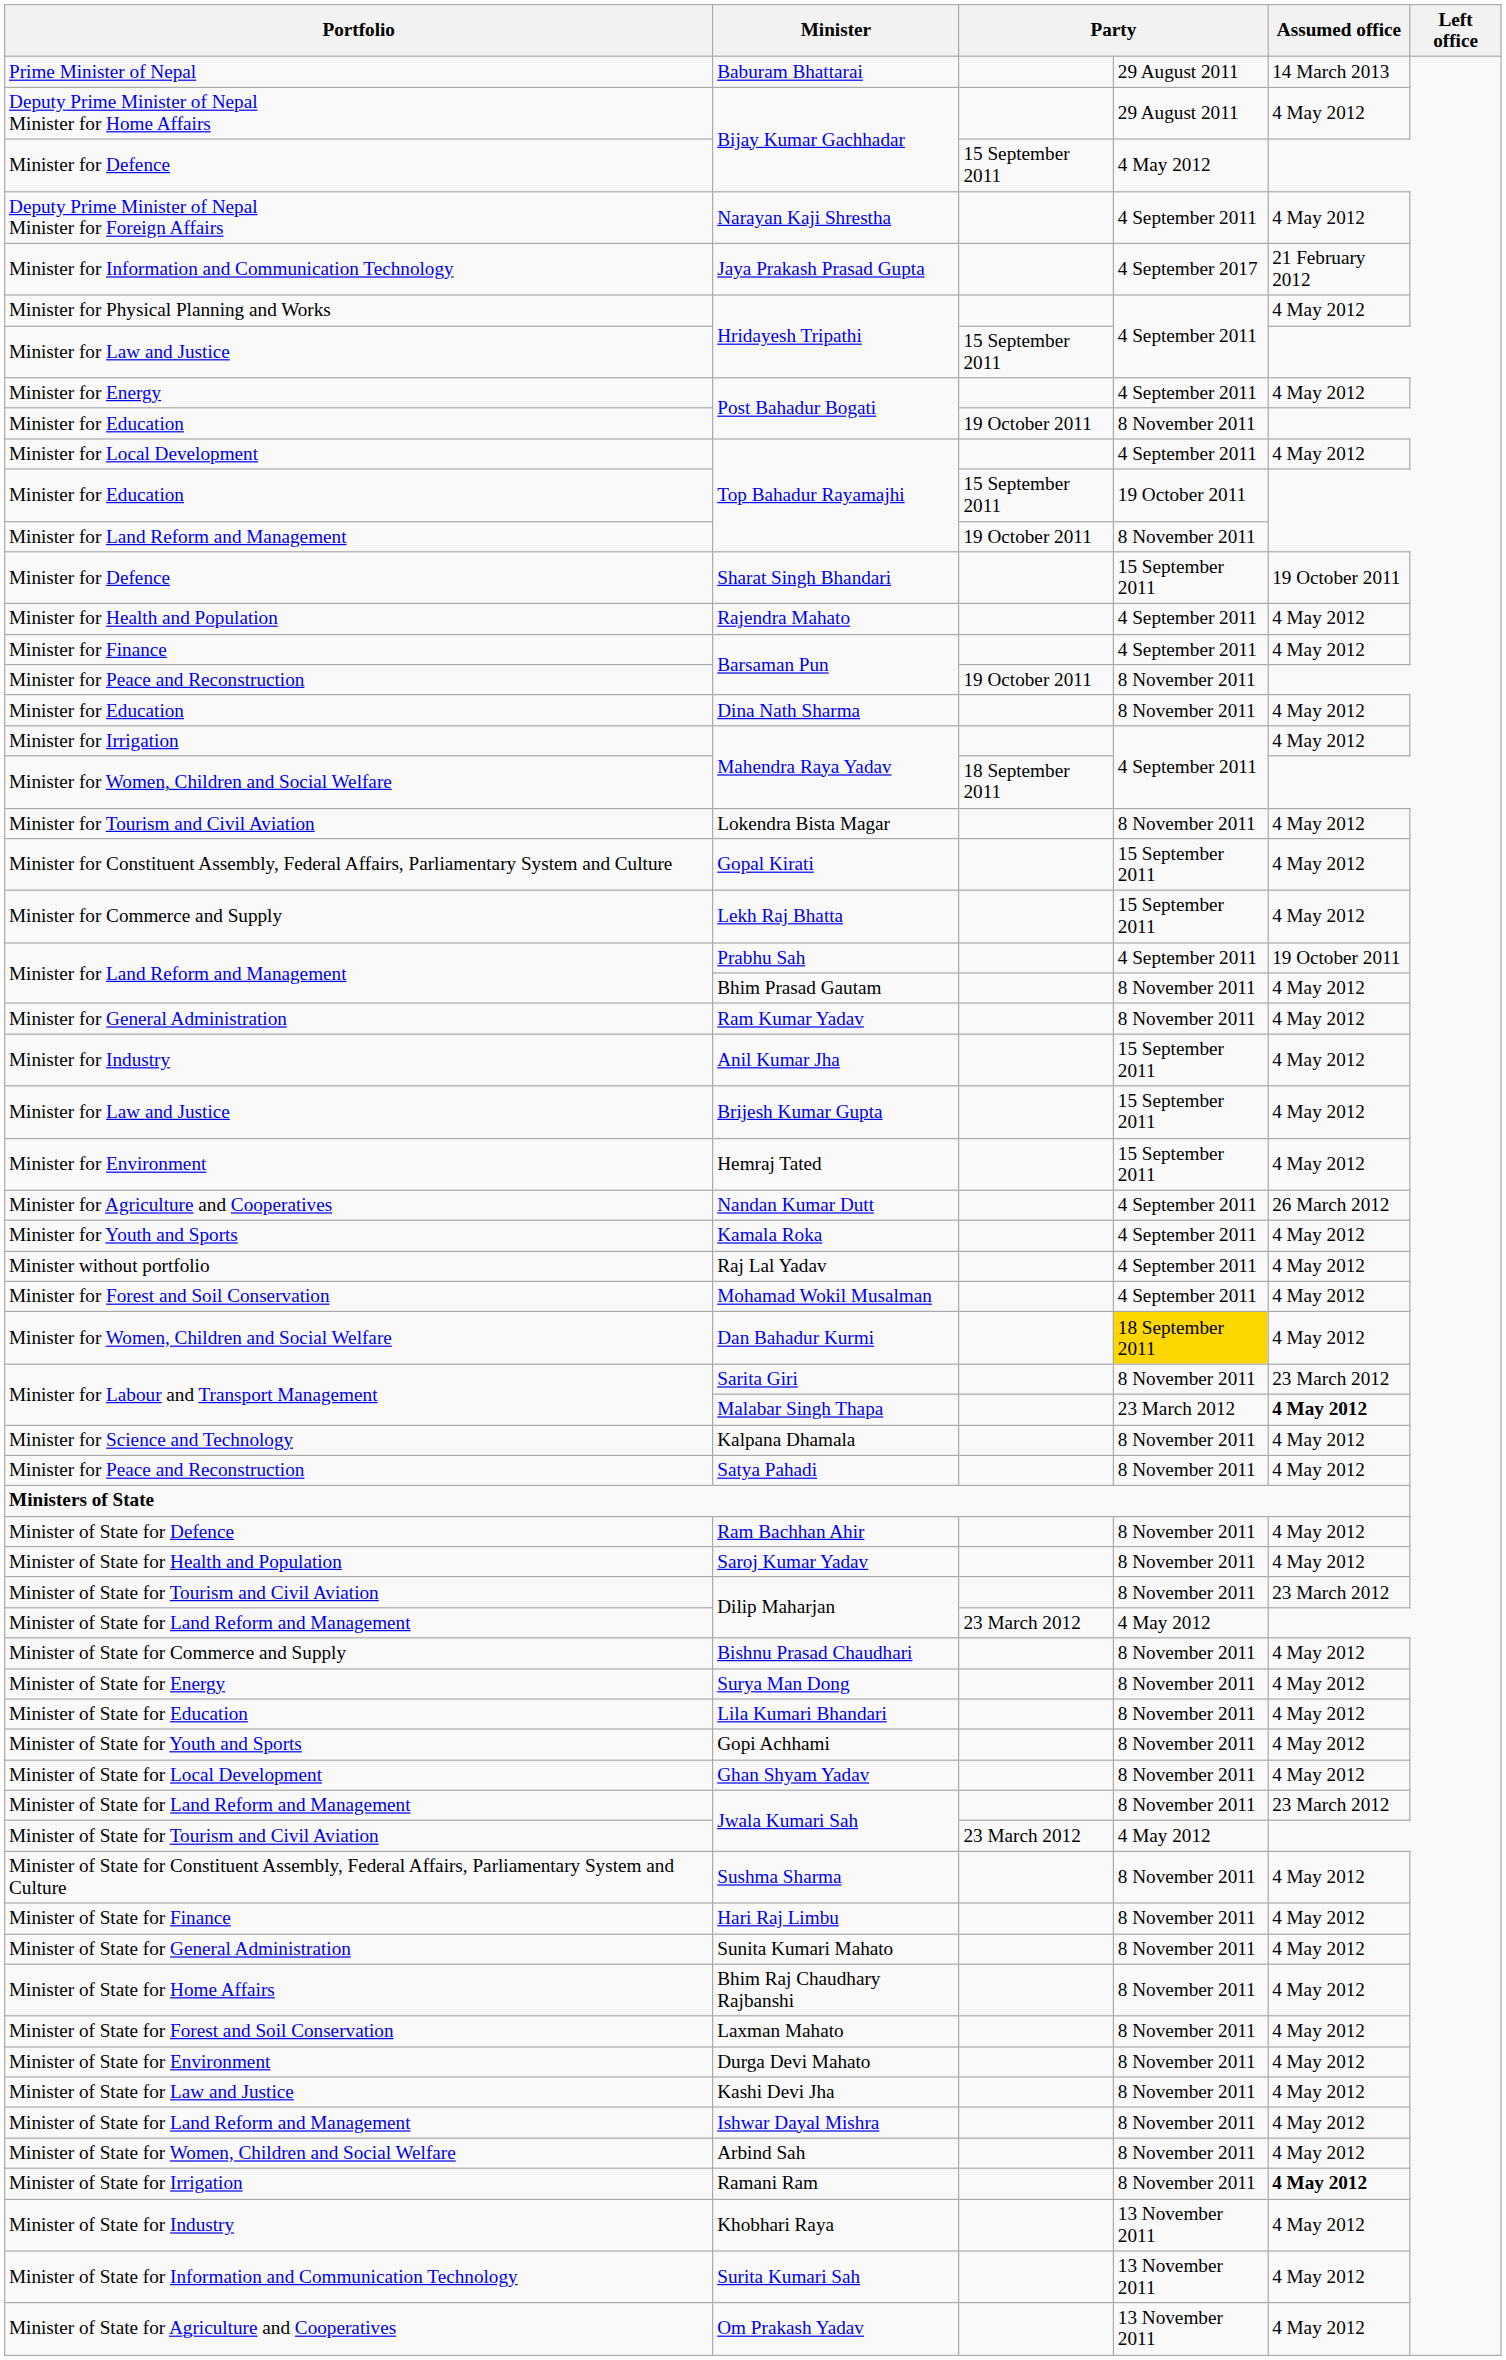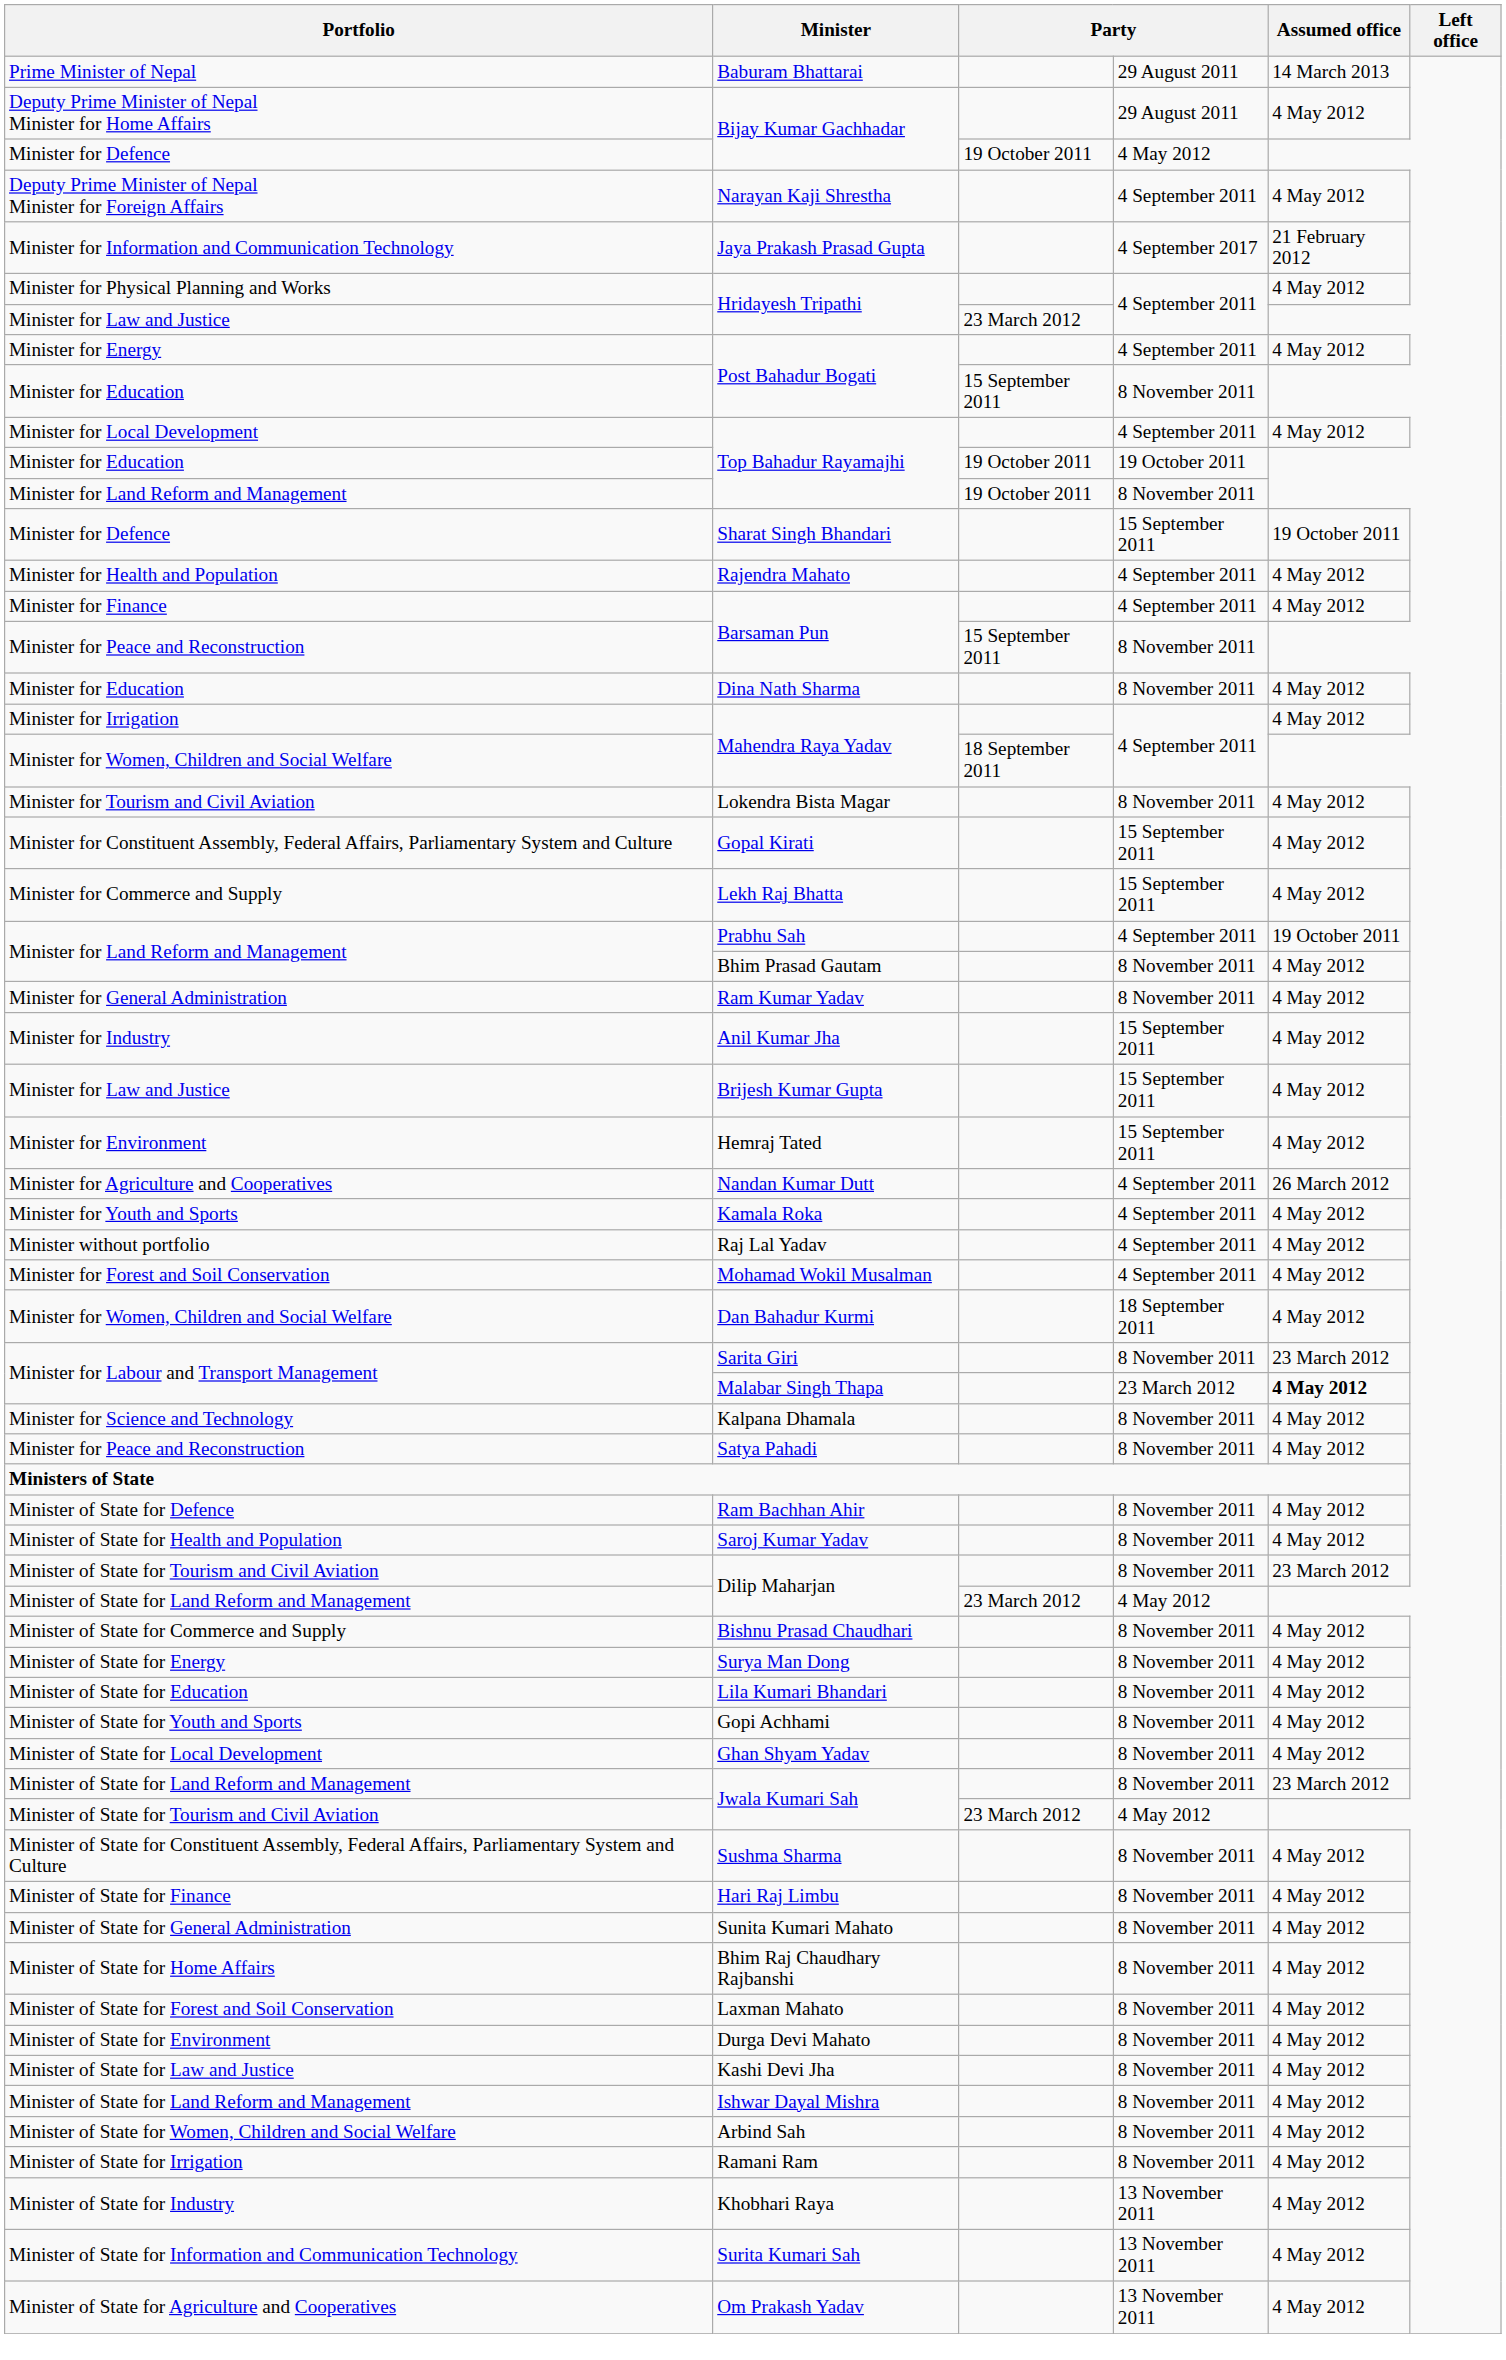(1016, 165) 15 September 2011 -> (1028, 154) 19 October 2011
(1016, 351) 15 September 2011 -> (1022, 319) 23 March 2012
(1028, 423) 19 October 2011 -> (1016, 390) 15 September 2011
(1016, 495) 15 September 2011 -> (1028, 462) 19 October 2011
(1028, 679) 19 October 2011 -> (1016, 647) 15 September 2011
(1171, 1337) gold background -> (1171, 1316) no background
(1320, 2183) bold -> (1319, 2161) normal
